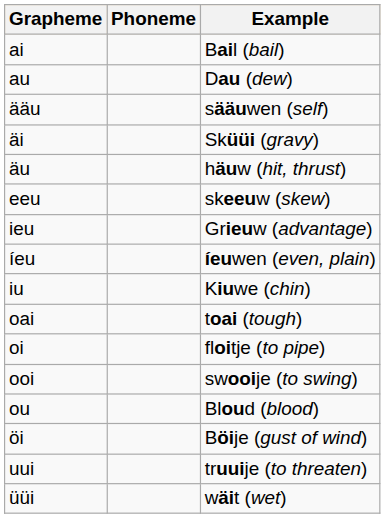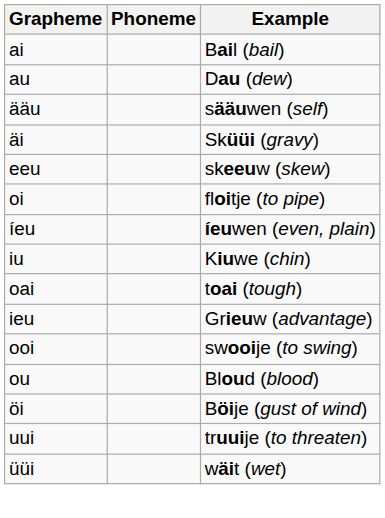- row: (19, 169)
rows swapped: (22, 229) <-> (16, 348)
